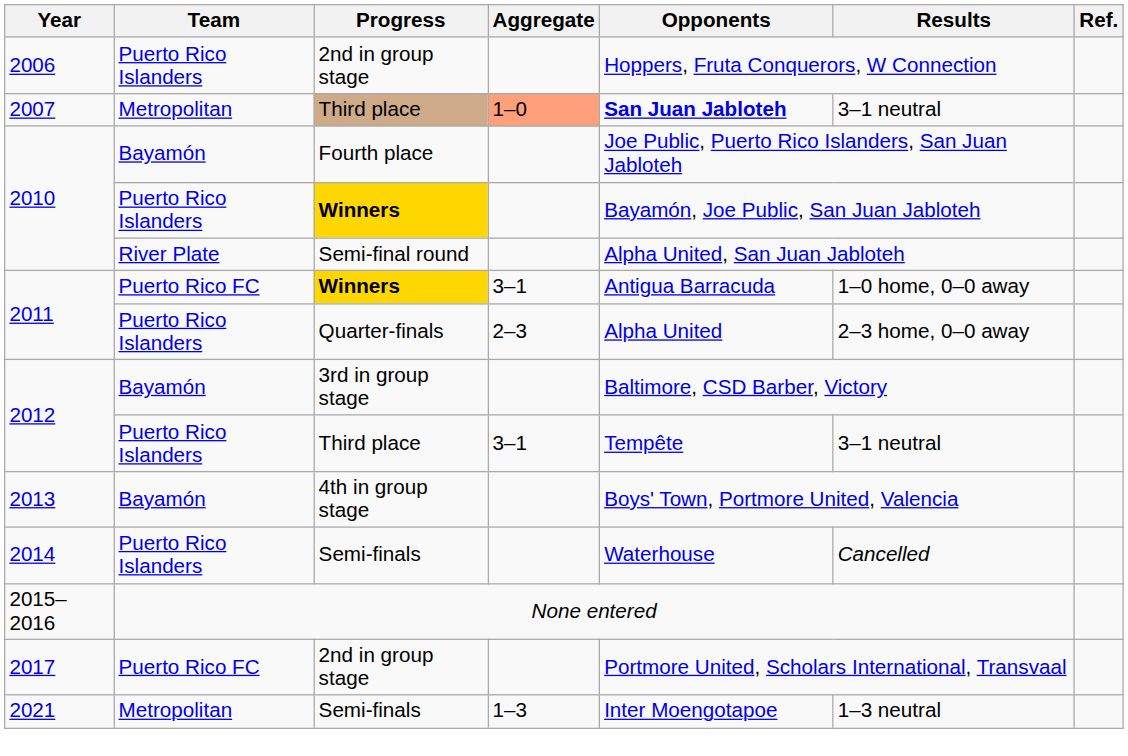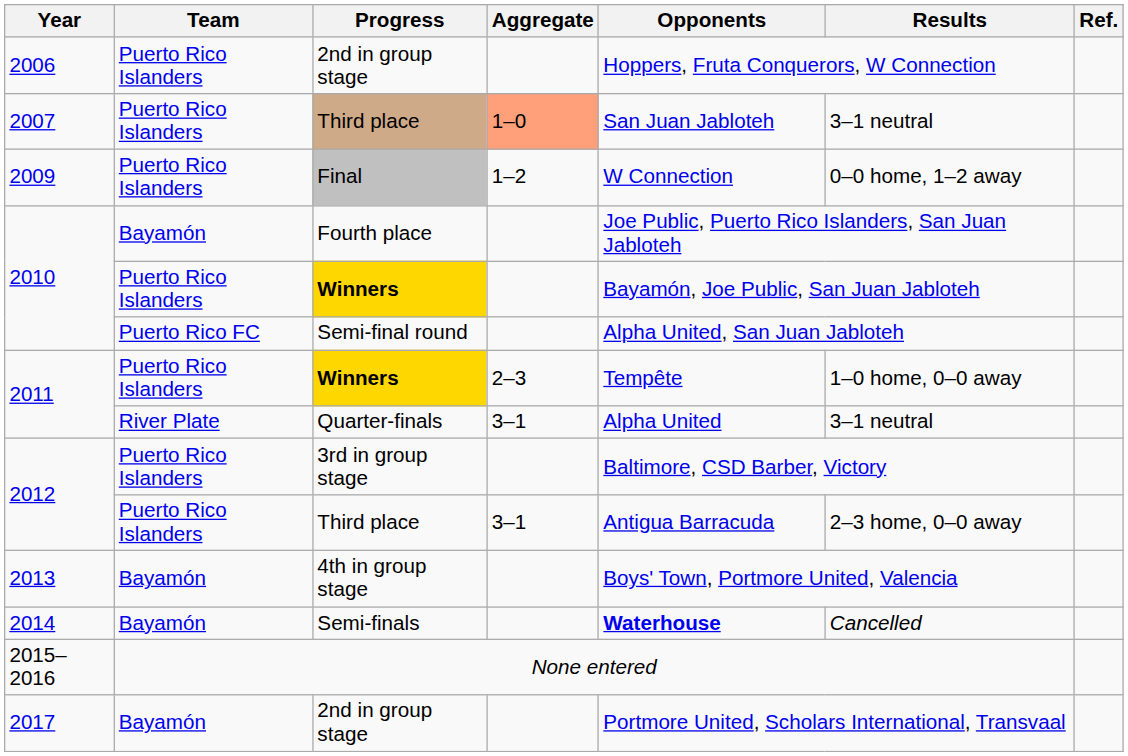(175, 109) Metropolitan -> (173, 121) Puerto Rico Islanders
(695, 109) bold -> (689, 121) normal
+ row: (32, 177)
(169, 254) River Plate -> (189, 333) Puerto Rico FC
(189, 286) Puerto Rico FC -> (173, 377) Puerto Rico Islanders
(510, 286) 3–1 -> (509, 377) 2–3
(690, 286) Antigua Barracuda -> (643, 377) Tempête
(172, 331) Puerto Rico Islanders -> (169, 422) River Plate
(510, 331) 2–3 -> (509, 422) 3–1
(934, 331) 2–3 home, 0–0 away -> (881, 422) 3–1 neutral
(162, 387) Bayamón -> (173, 466) Puerto Rico Islanders
(644, 443) Tempête -> (689, 522) Antigua Barracuda
(889, 443) 3–1 neutral -> (926, 522) 2–3 home, 0–0 away
(172, 555) Puerto Rico Islanders -> (162, 622) Bayamón
(659, 555) normal -> (662, 622) bold
(189, 666) Puerto Rico FC -> (162, 722) Bayamón
- row: (32, 711)
